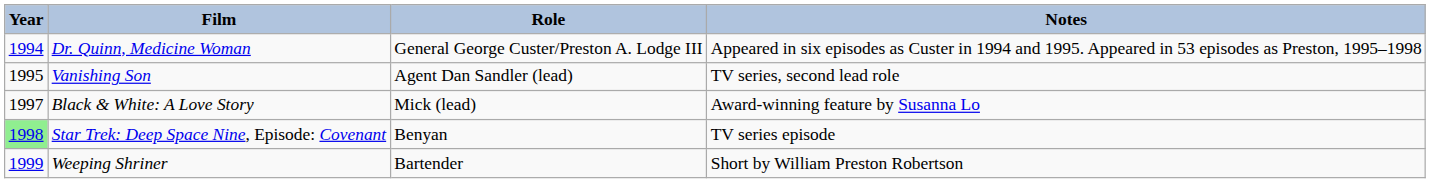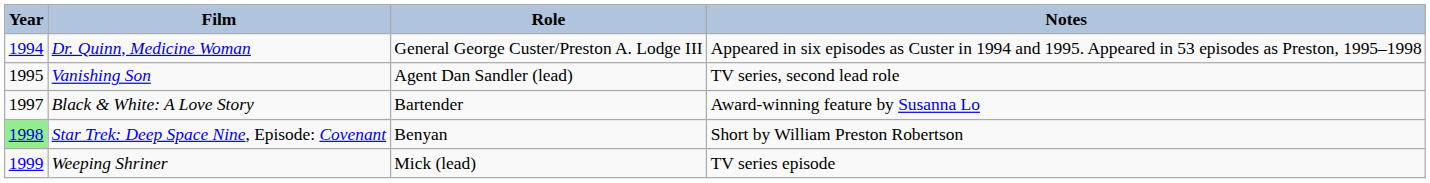(435, 105) Mick (lead) -> (429, 105) Bartender
(773, 134) TV series episode -> (837, 134) Short by William Preston Robertson
(429, 162) Bartender -> (435, 162) Mick (lead)
(837, 162) Short by William Preston Robertson -> (773, 162) TV series episode
